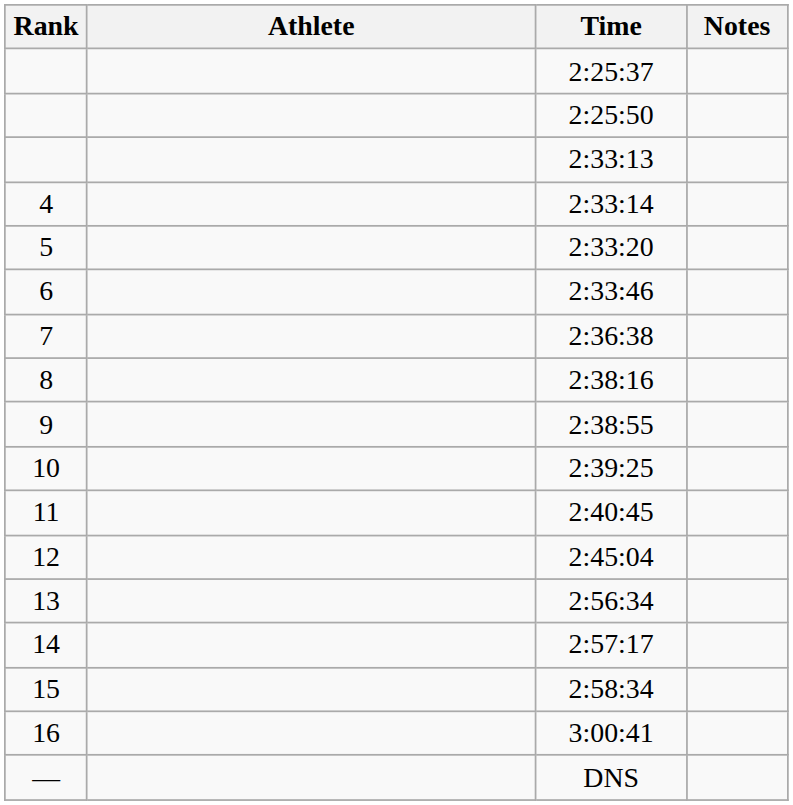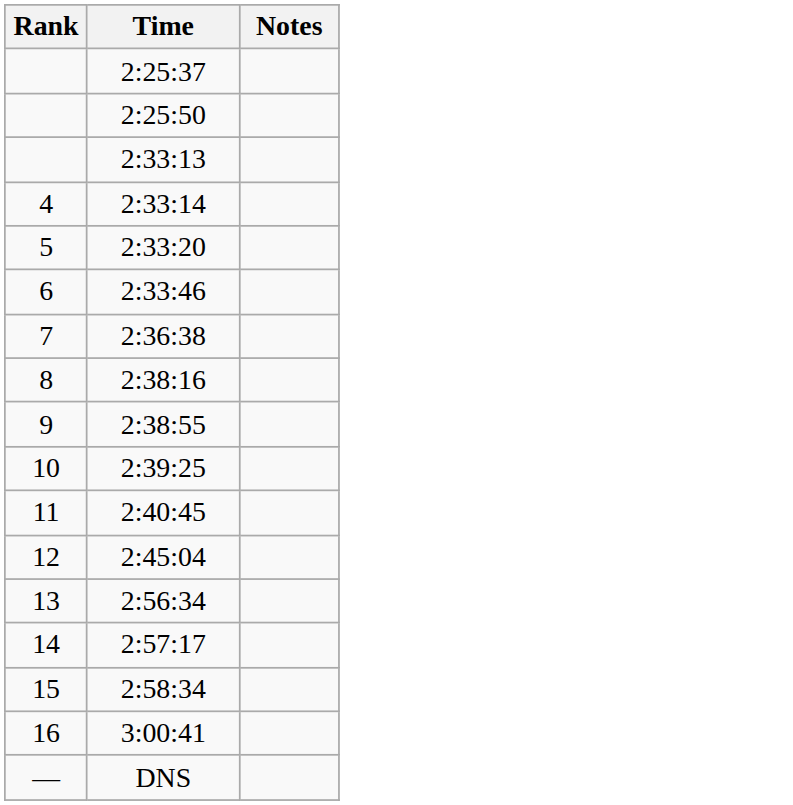- column: (311, 26)
